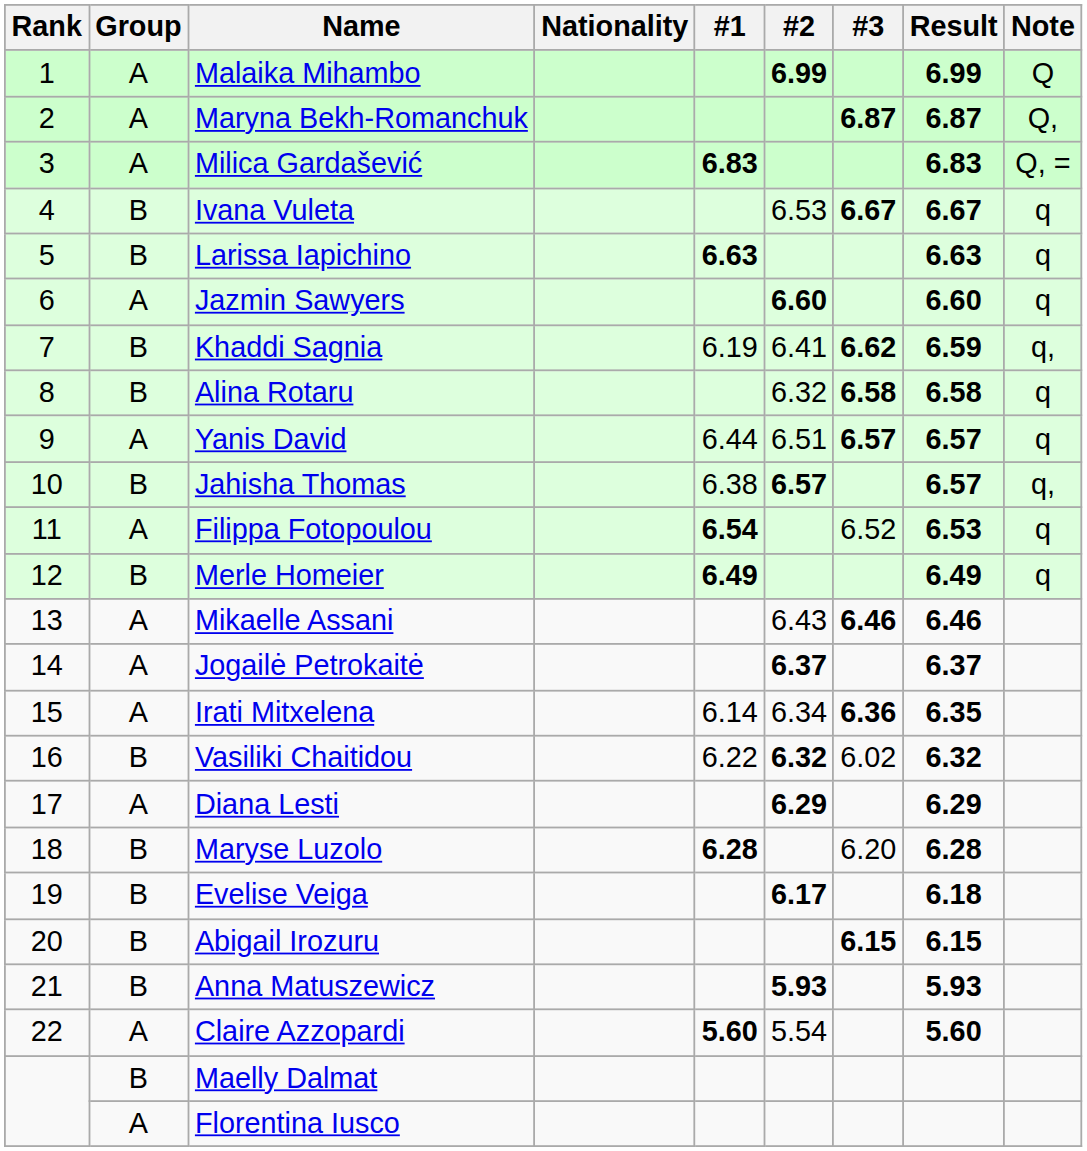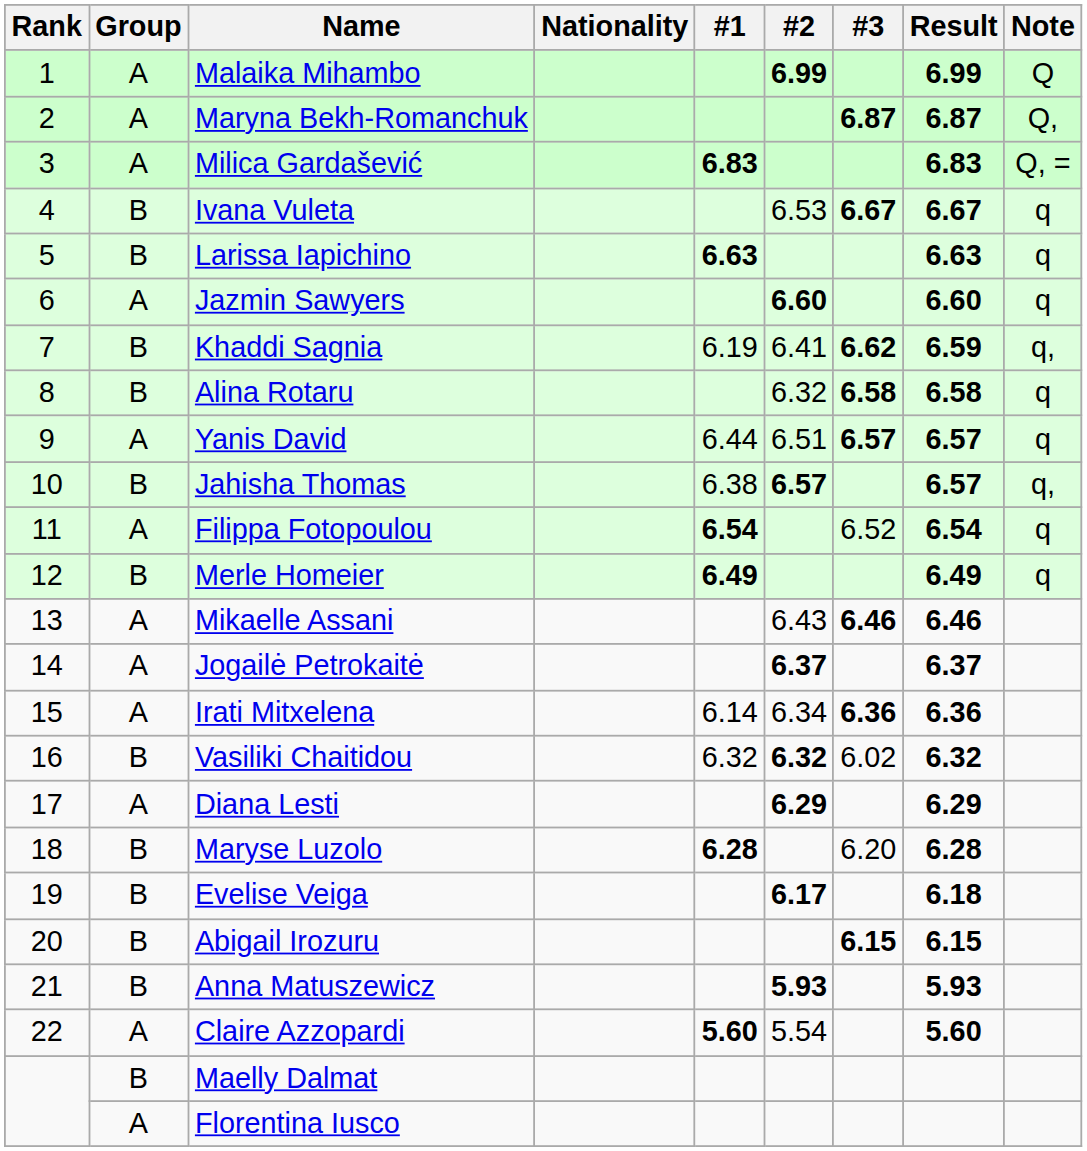(954, 529) 6.53 -> (954, 529) 6.54
(954, 712) 6.35 -> (954, 712) 6.36
(730, 758) 6.22 -> (730, 758) 6.32
